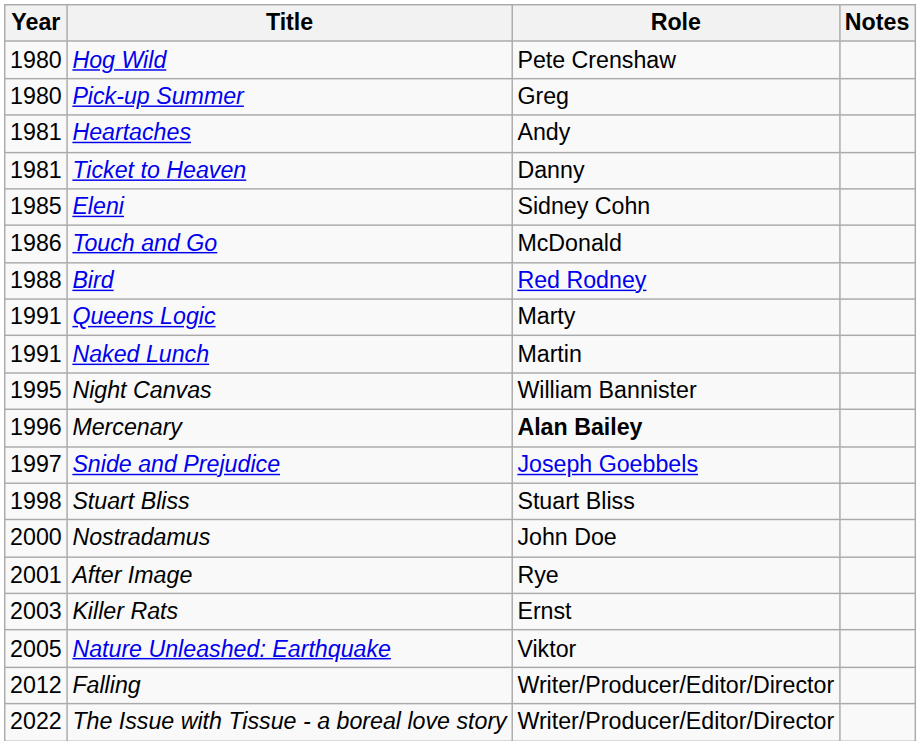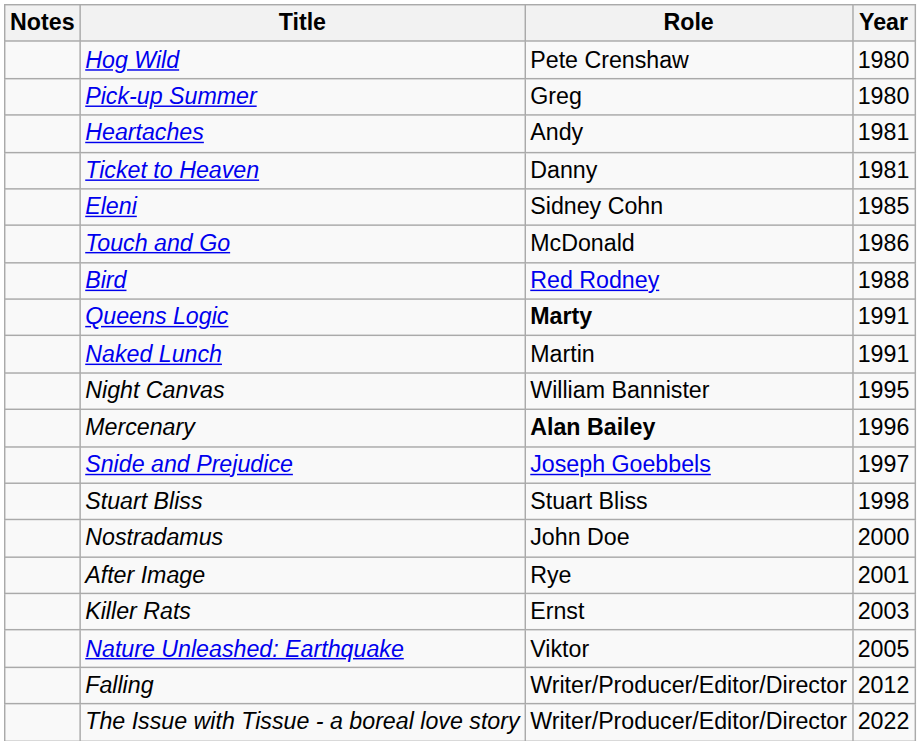columns swapped: (36, 22) <-> (877, 22)
(546, 317) normal -> (561, 317) bold
